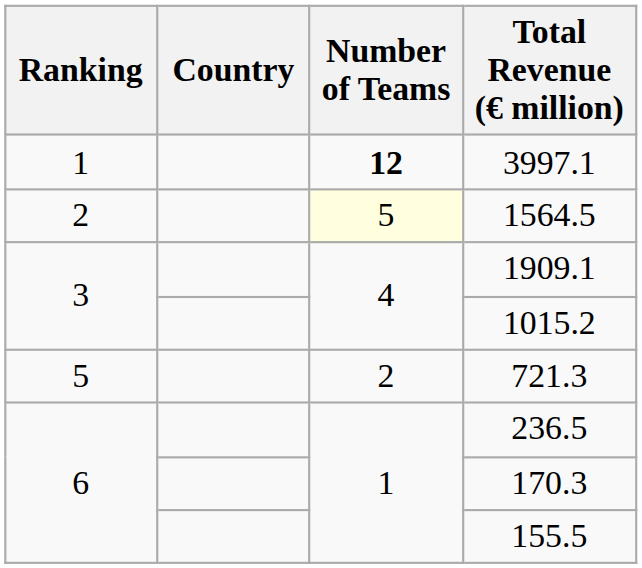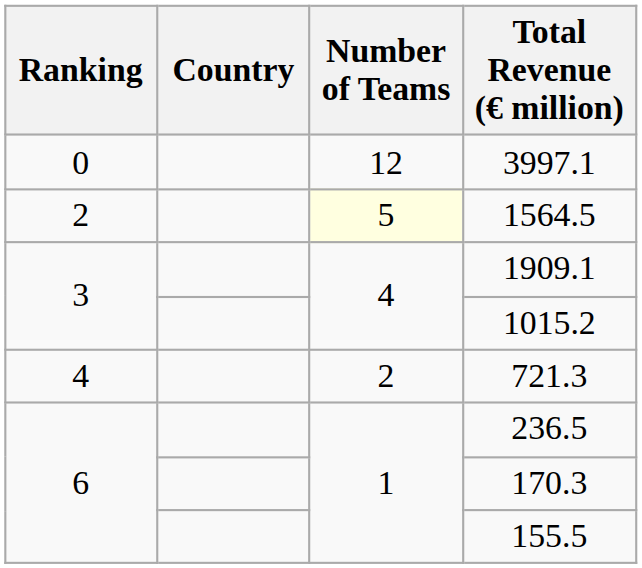(81, 161) 1 -> (81, 161) 0
(386, 161) bold -> (386, 161) normal
(81, 375) 5 -> (81, 375) 4
